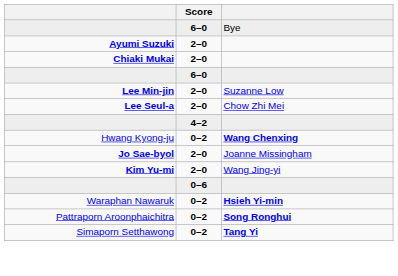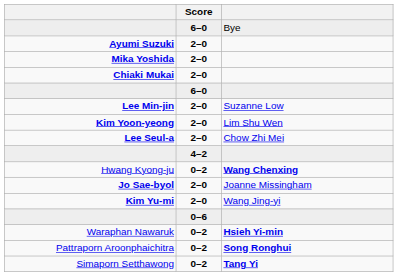+ row: (143, 59)
+ row: (135, 122)
